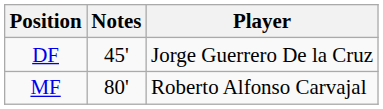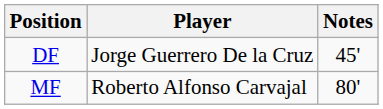columns swapped: (262, 21) <-> (116, 21)
